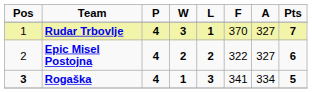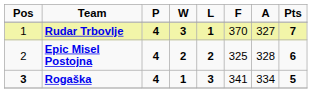(238, 55) 322 -> (238, 55) 325
(266, 55) 327 -> (266, 55) 328
